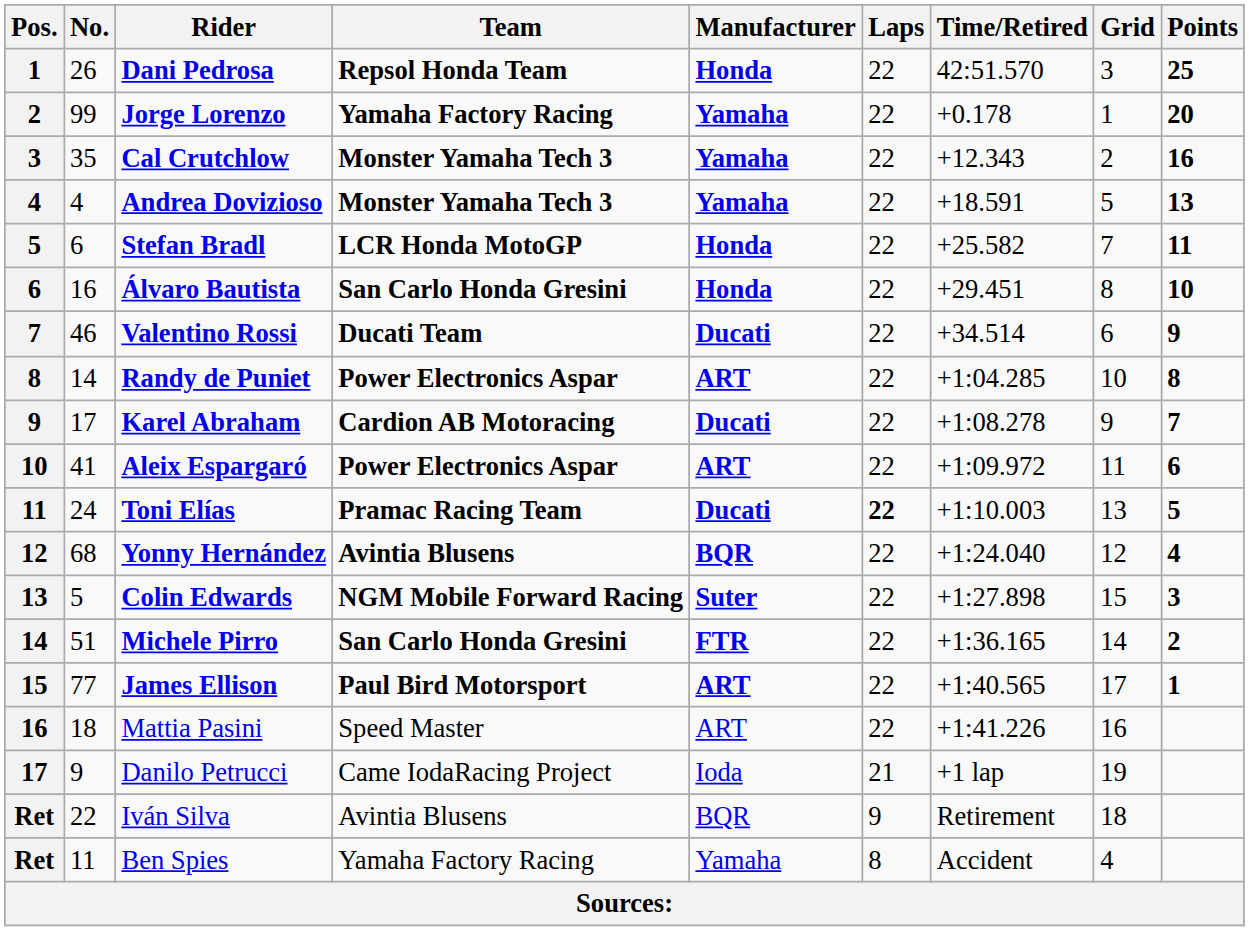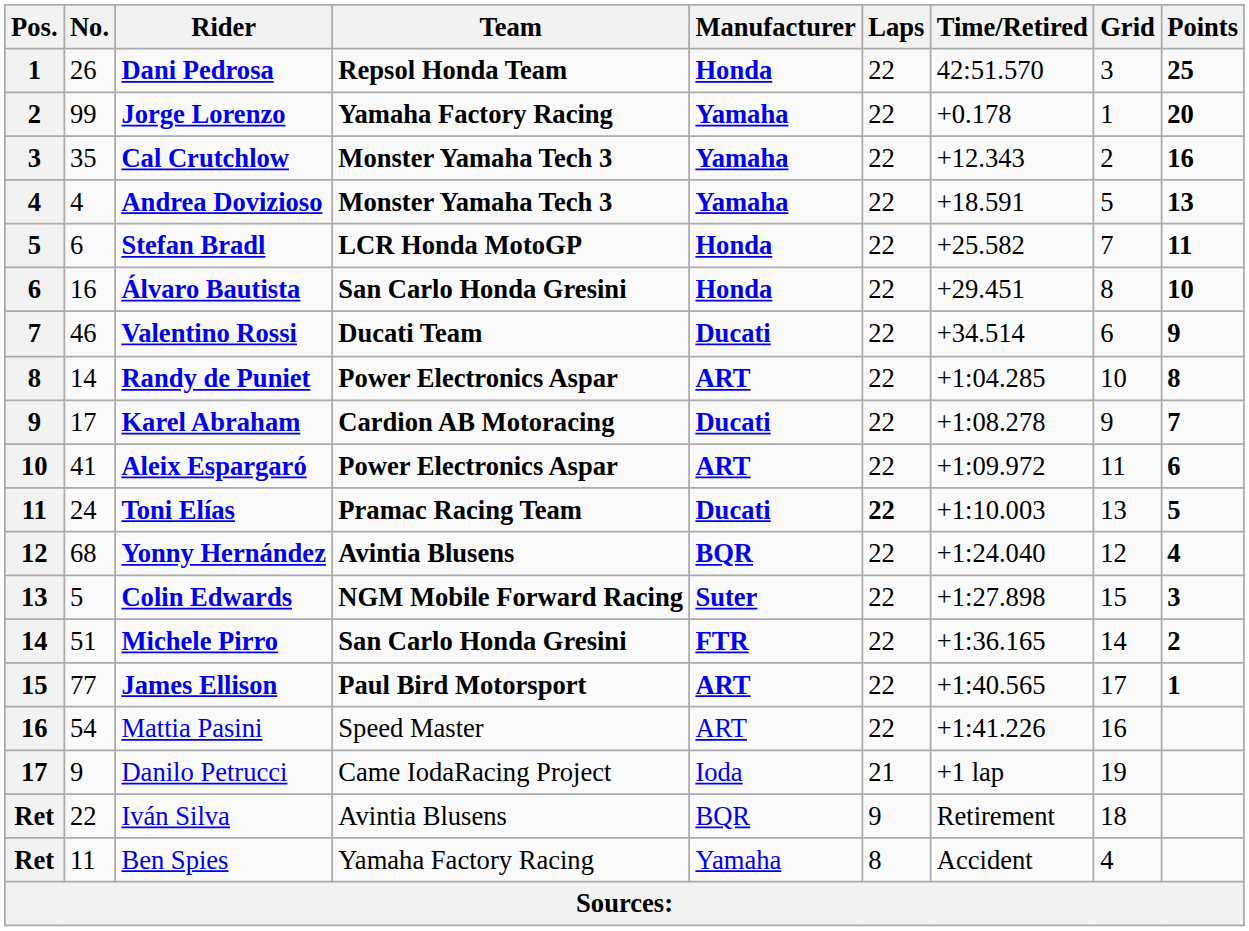(83, 728) 18 -> (83, 728) 54
